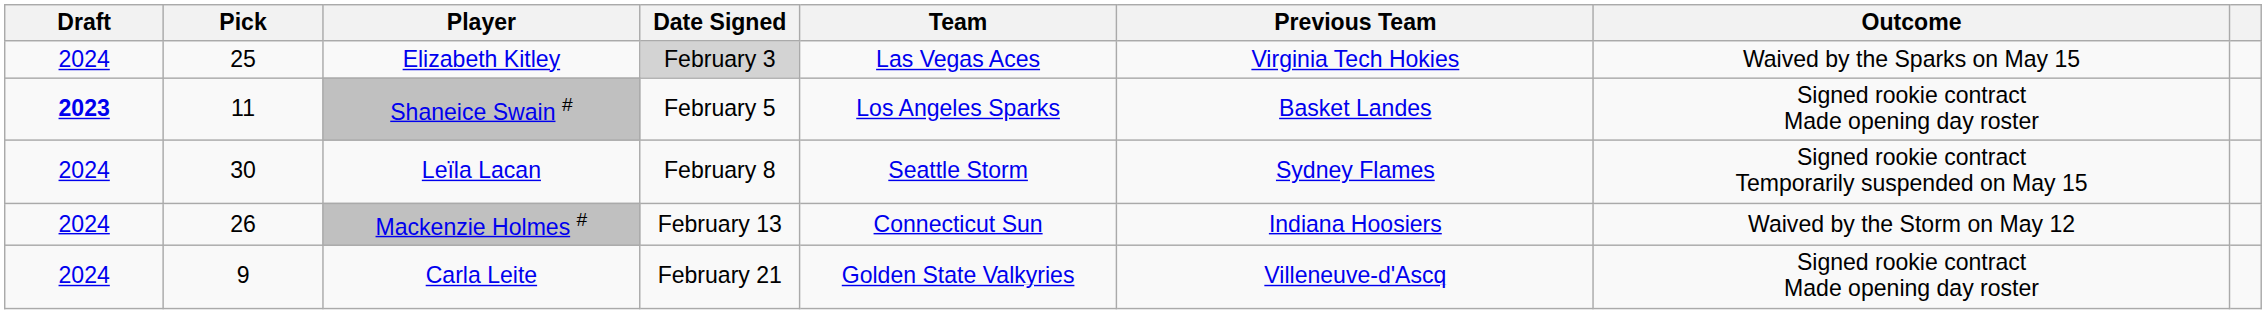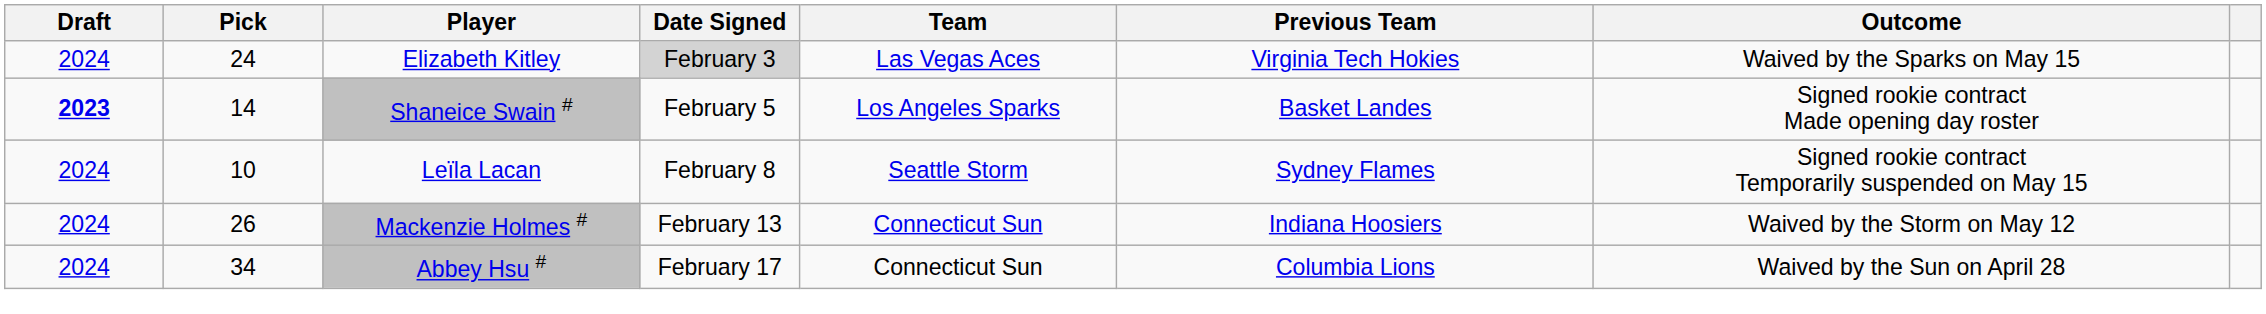(243, 59) 25 -> (243, 59) 24
(243, 108) 11 -> (243, 108) 14
(243, 171) 30 -> (243, 171) 10
+ row: (481, 266)
- row: (481, 276)
